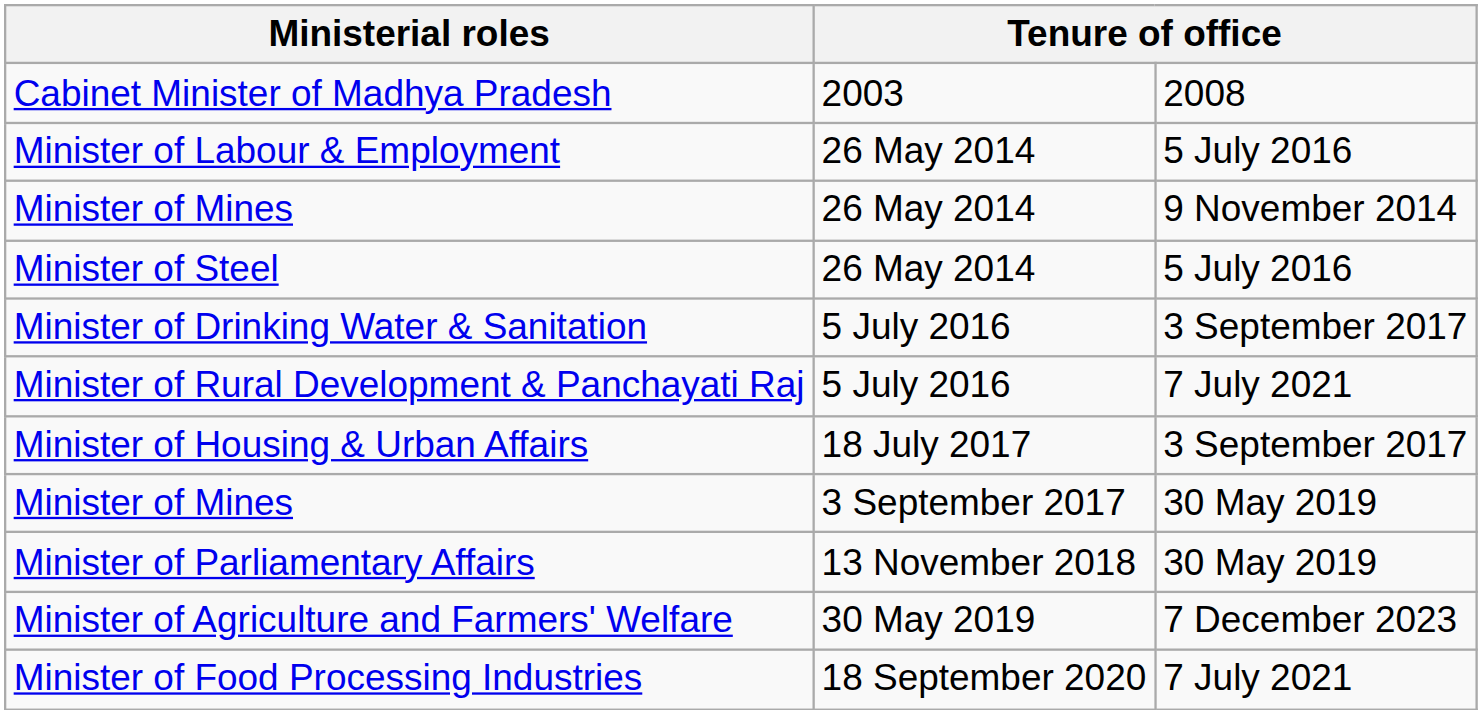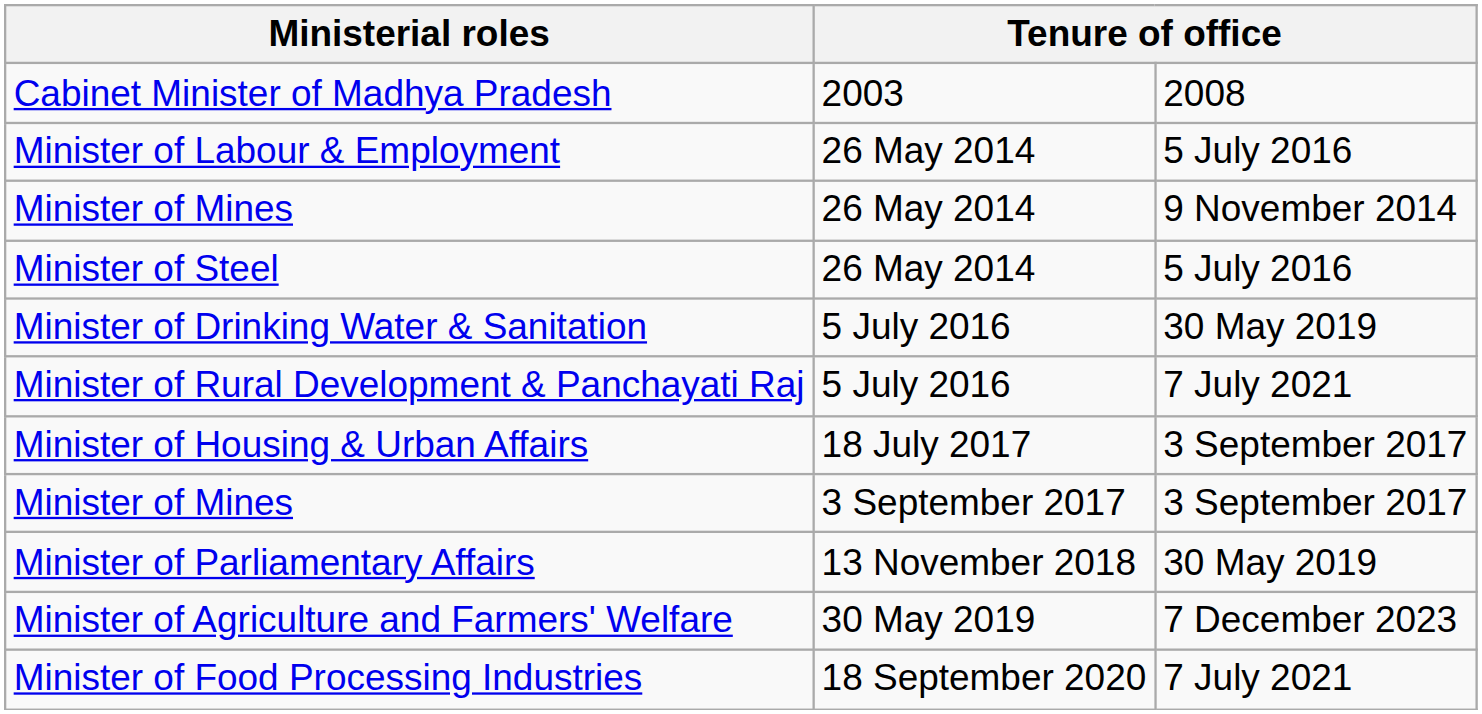(1315, 326) 3 September 2017 -> (1270, 326) 30 May 2019
(1270, 502) 30 May 2019 -> (1315, 502) 3 September 2017
